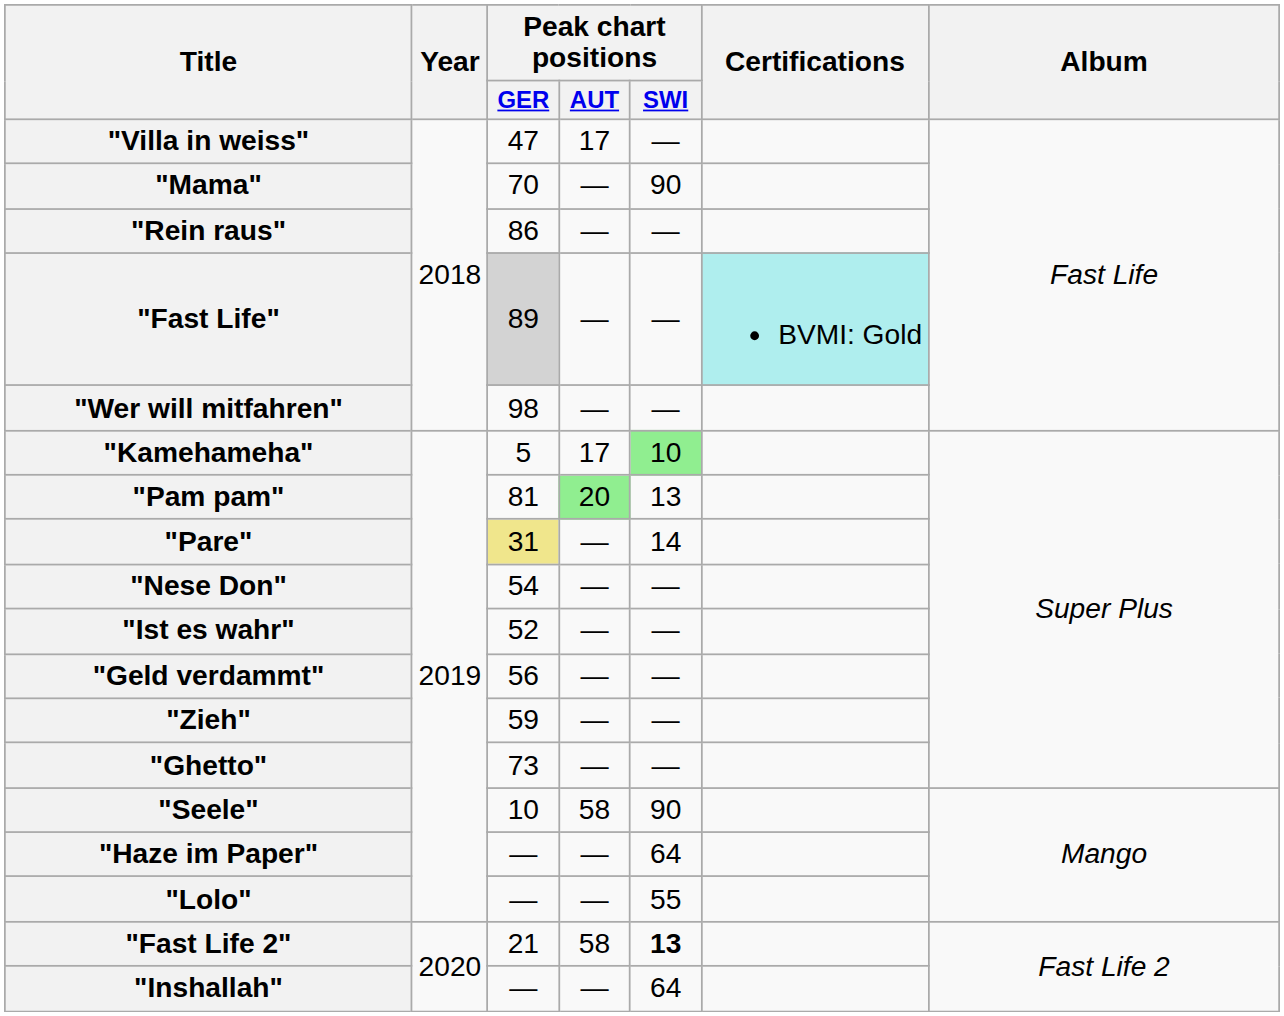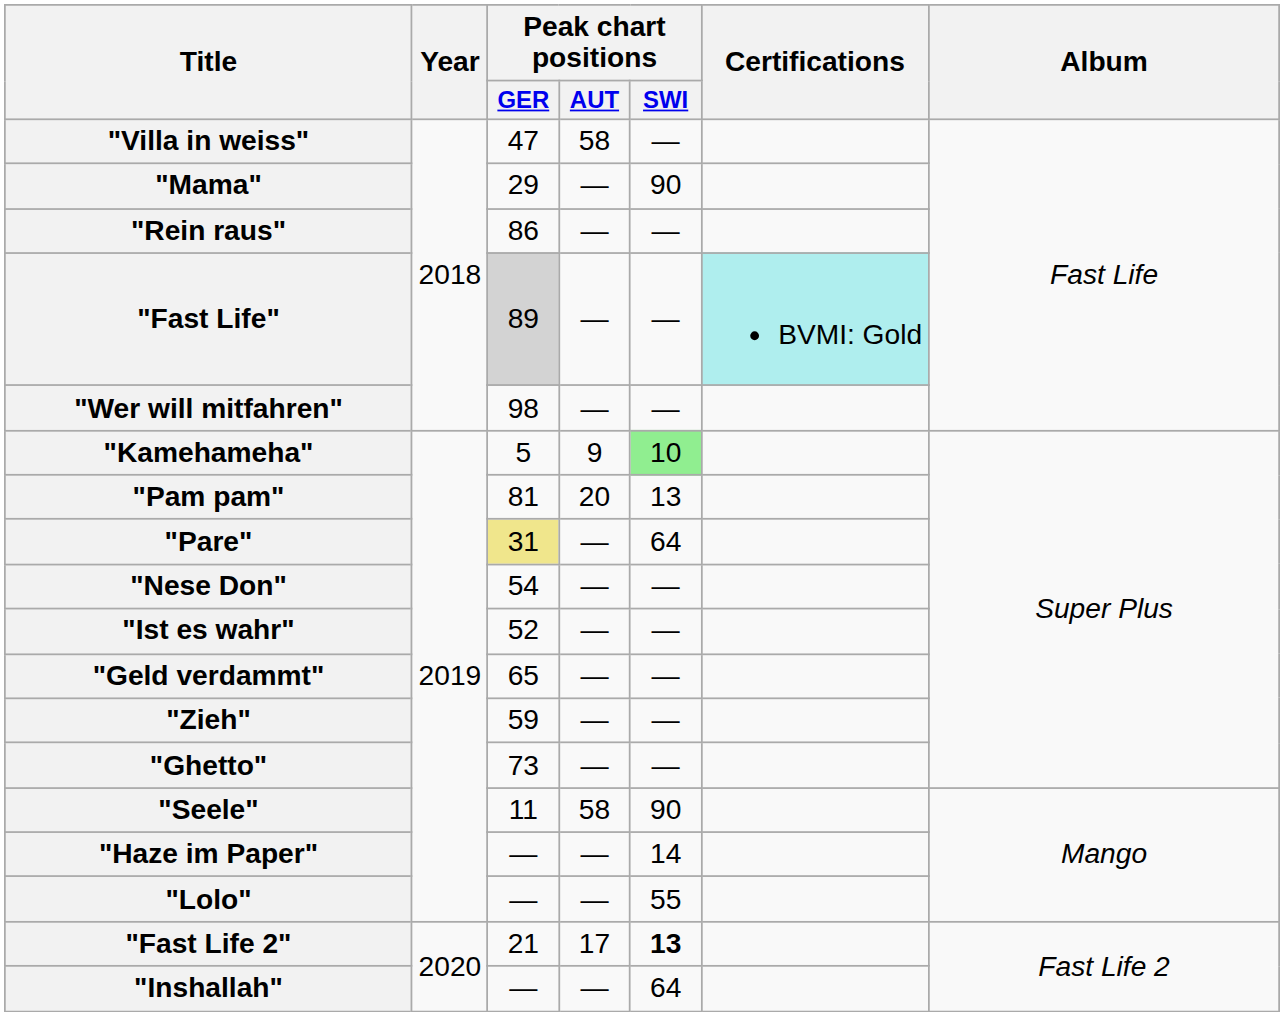(594, 140) 17 -> (594, 140) 58
(523, 185) 70 -> (523, 185) 29
(594, 452) 17 -> (594, 452) 9
(594, 496) lightgreen background -> (594, 496) no background
(666, 541) 14 -> (666, 541) 64
(523, 675) 56 -> (523, 675) 65
(523, 809) 10 -> (523, 809) 11
(666, 854) 64 -> (666, 854) 14
(594, 943) 58 -> (594, 943) 17
